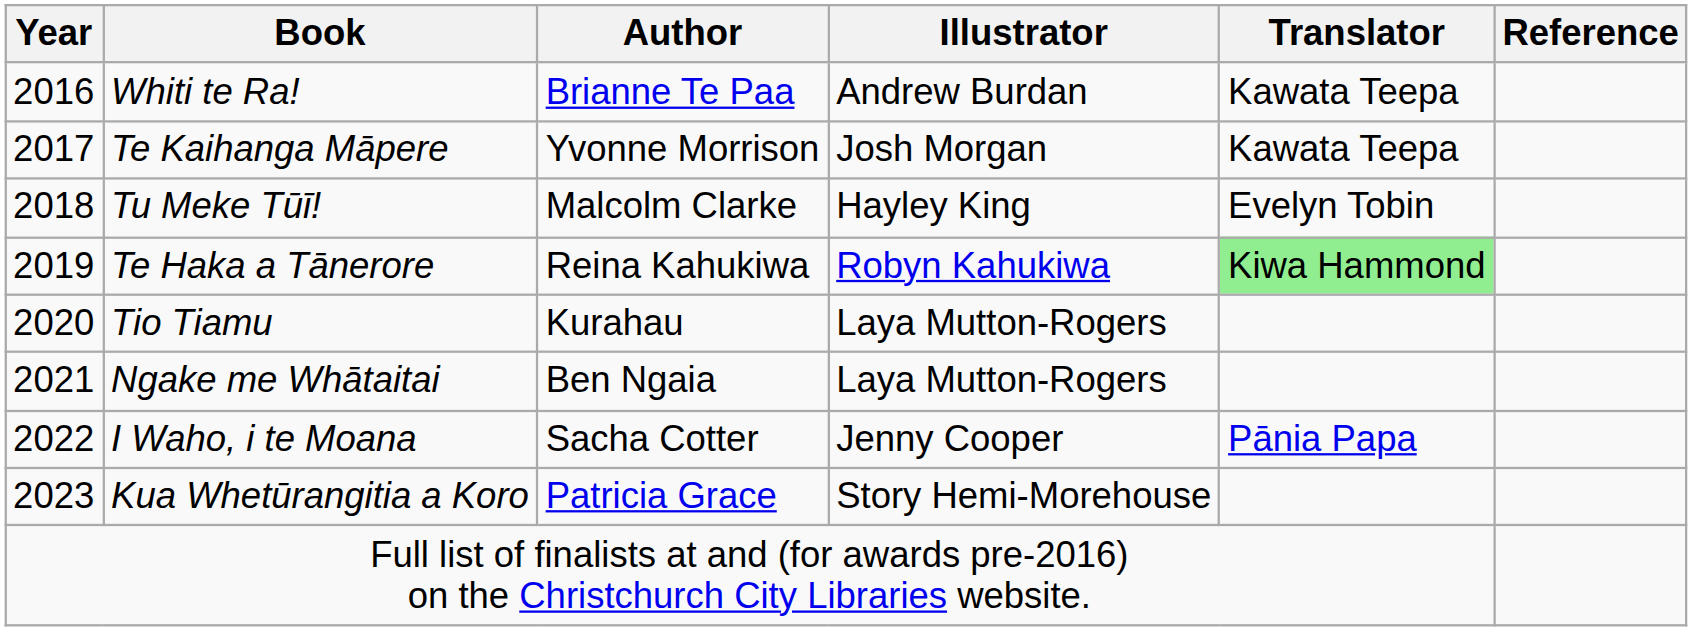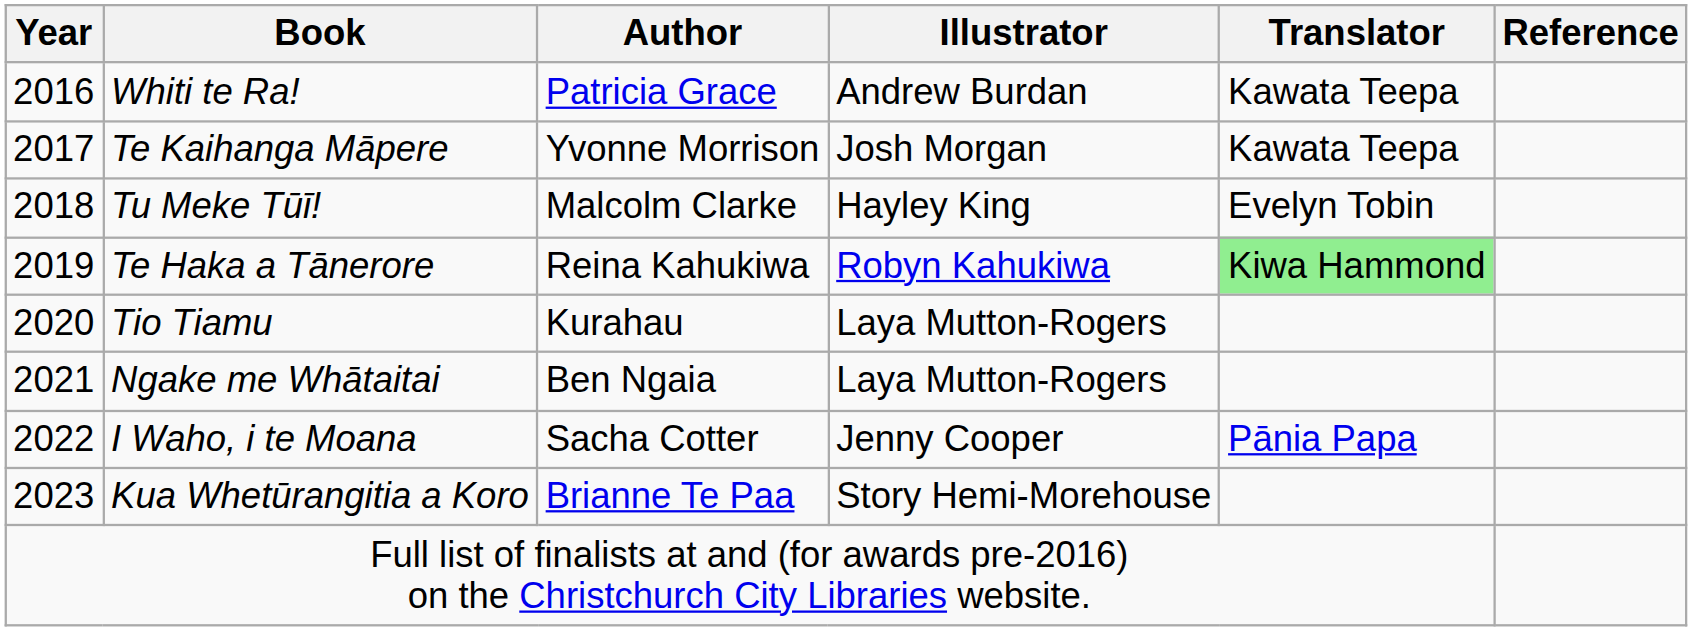(670, 91) Brianne Te Paa -> (661, 91) Patricia Grace
(661, 496) Patricia Grace -> (670, 496) Brianne Te Paa
